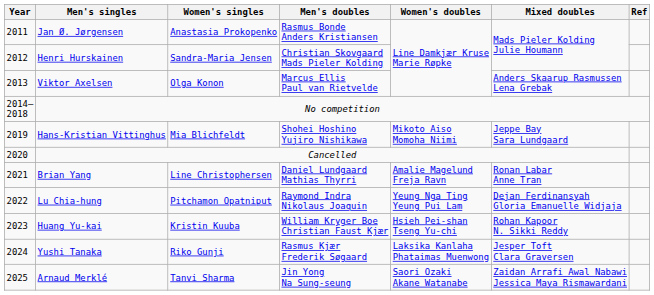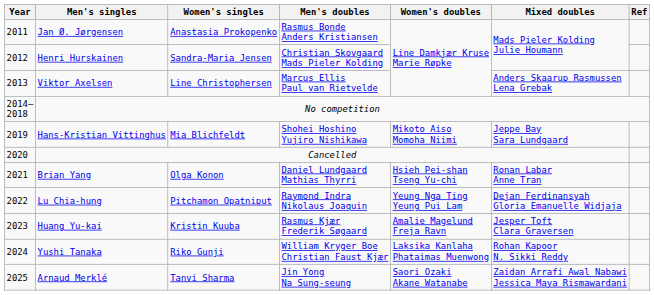(197, 83) Olga Konon -> (221, 83) Line Christophersen
(221, 175) Line Christophersen -> (197, 175) Olga Konon
(433, 175) Amalie Magelund Freja Ravn -> (430, 175) Hsieh Pei-shan Tseng Yu-chi
(335, 226) William Kryger Boe Christian Faust Kjær -> (324, 226) Rasmus Kjær Frederik Søgaard
(430, 226) Hsieh Pei-shan Tseng Yu-chi -> (433, 226) Amalie Magelund Freja Ravn
(531, 226) Rohan Kapoor N. Sikki Reddy -> (533, 226) Jesper Toft Clara Graversen
(324, 251) Rasmus Kjær Frederik Søgaard -> (335, 251) William Kryger Boe Christian Faust Kjær
(533, 251) Jesper Toft Clara Graversen -> (531, 251) Rohan Kapoor N. Sikki Reddy
